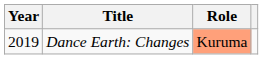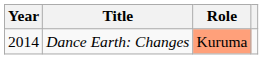(24, 41) 2019 -> (24, 41) 2014
